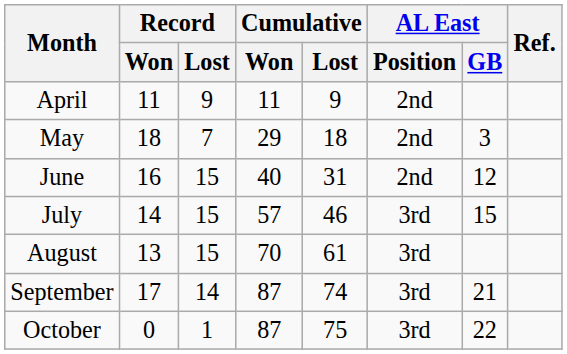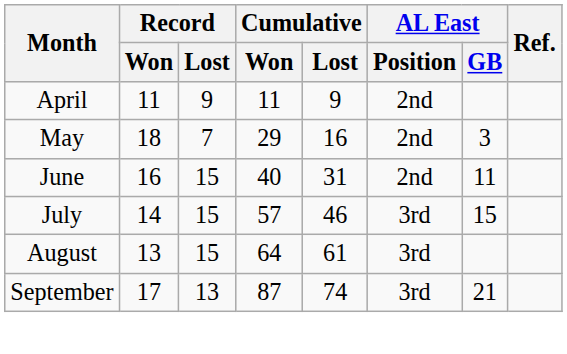(335, 138) 18 -> (335, 138) 16
(485, 176) 12 -> (485, 176) 11
(269, 253) 70 -> (269, 253) 64
(207, 291) 14 -> (207, 291) 13
- row: (62, 330)
